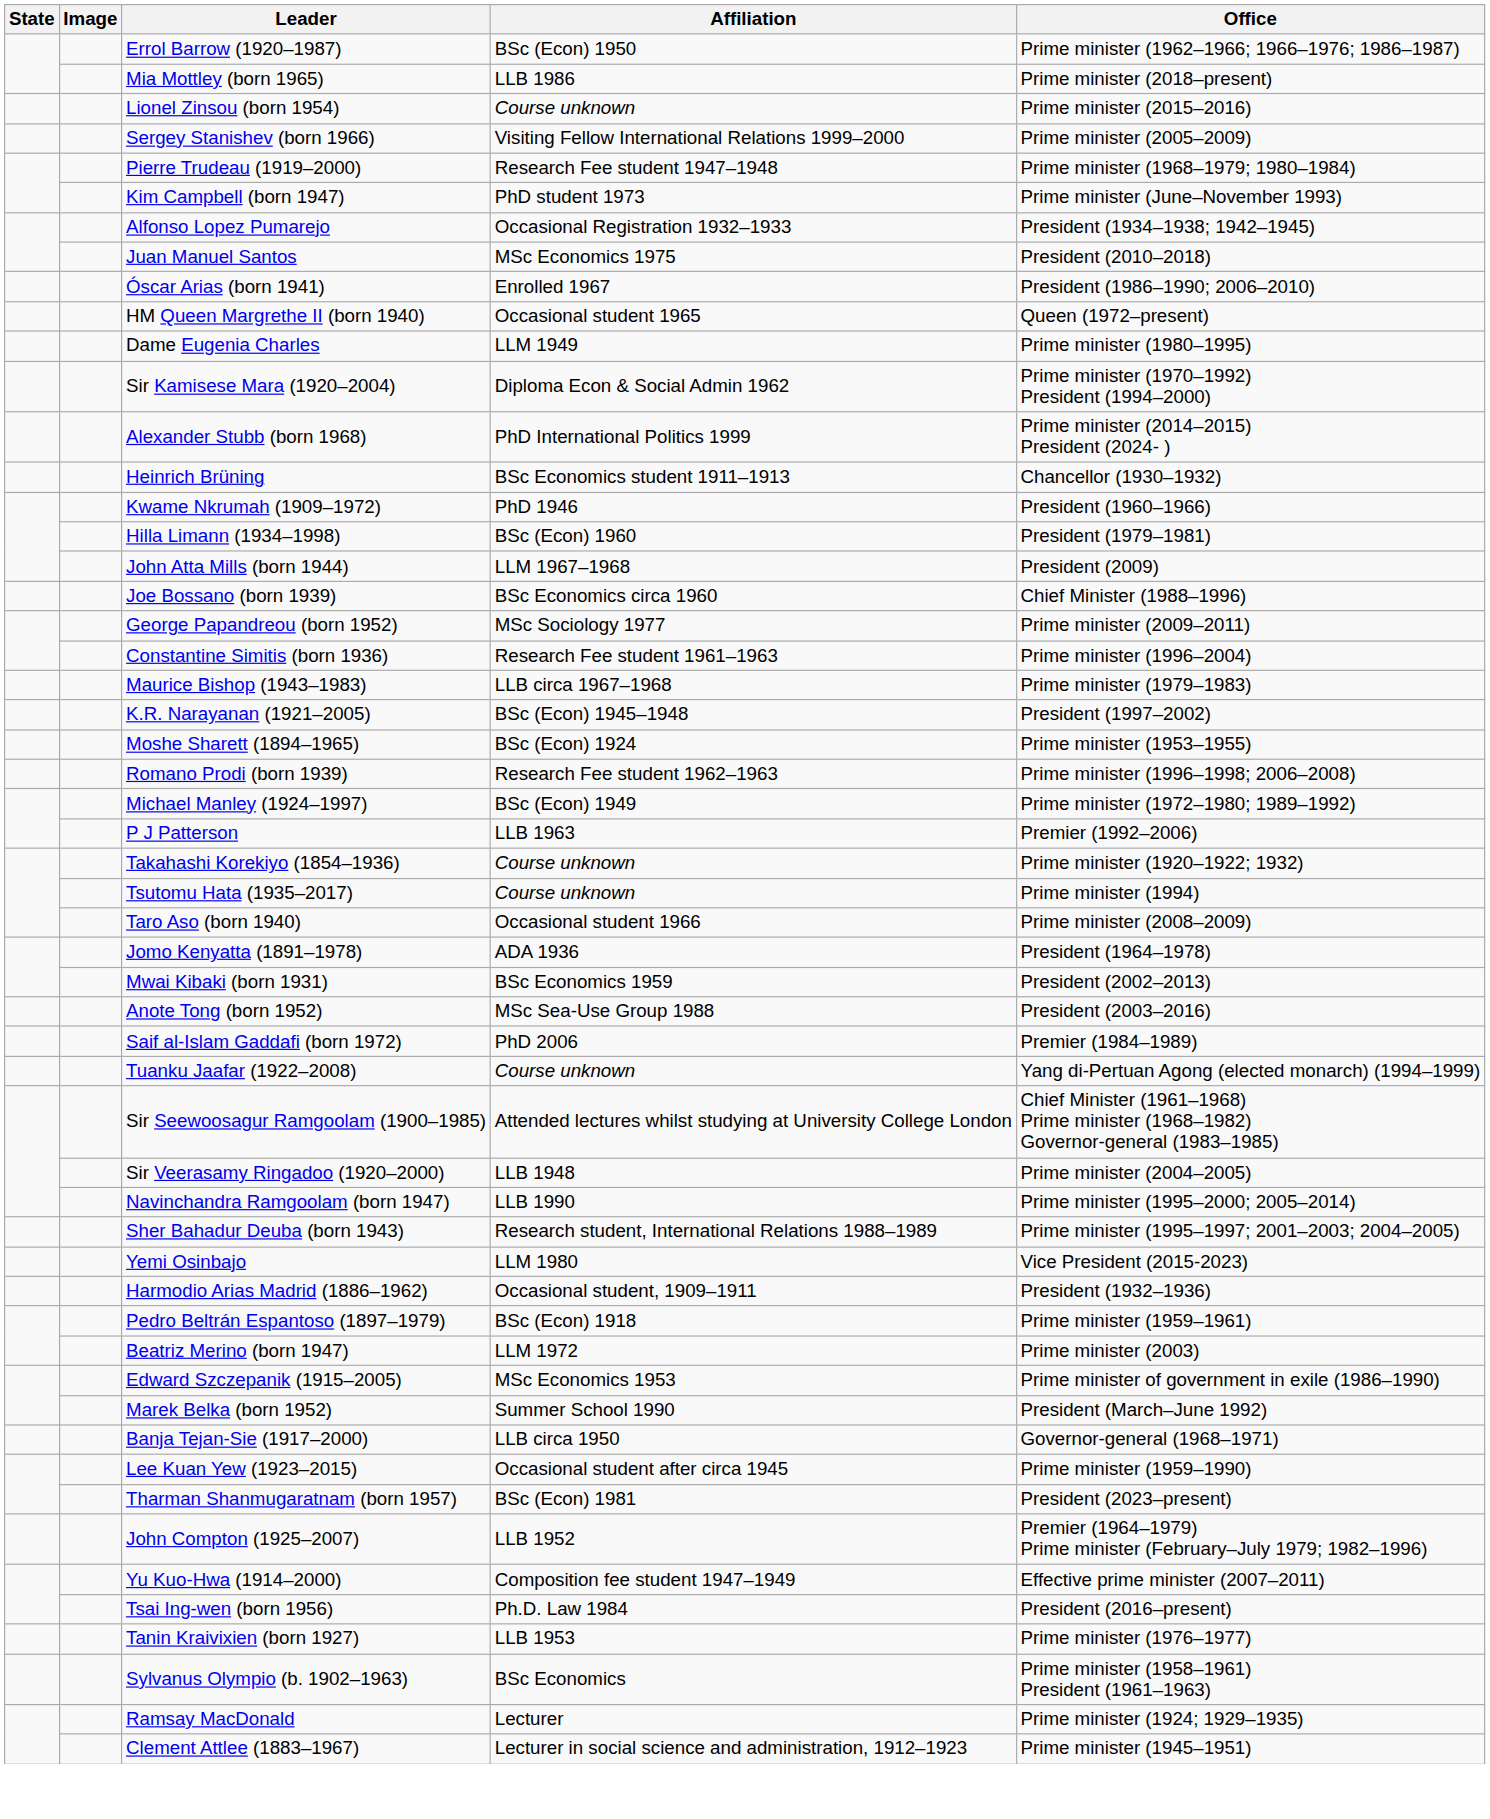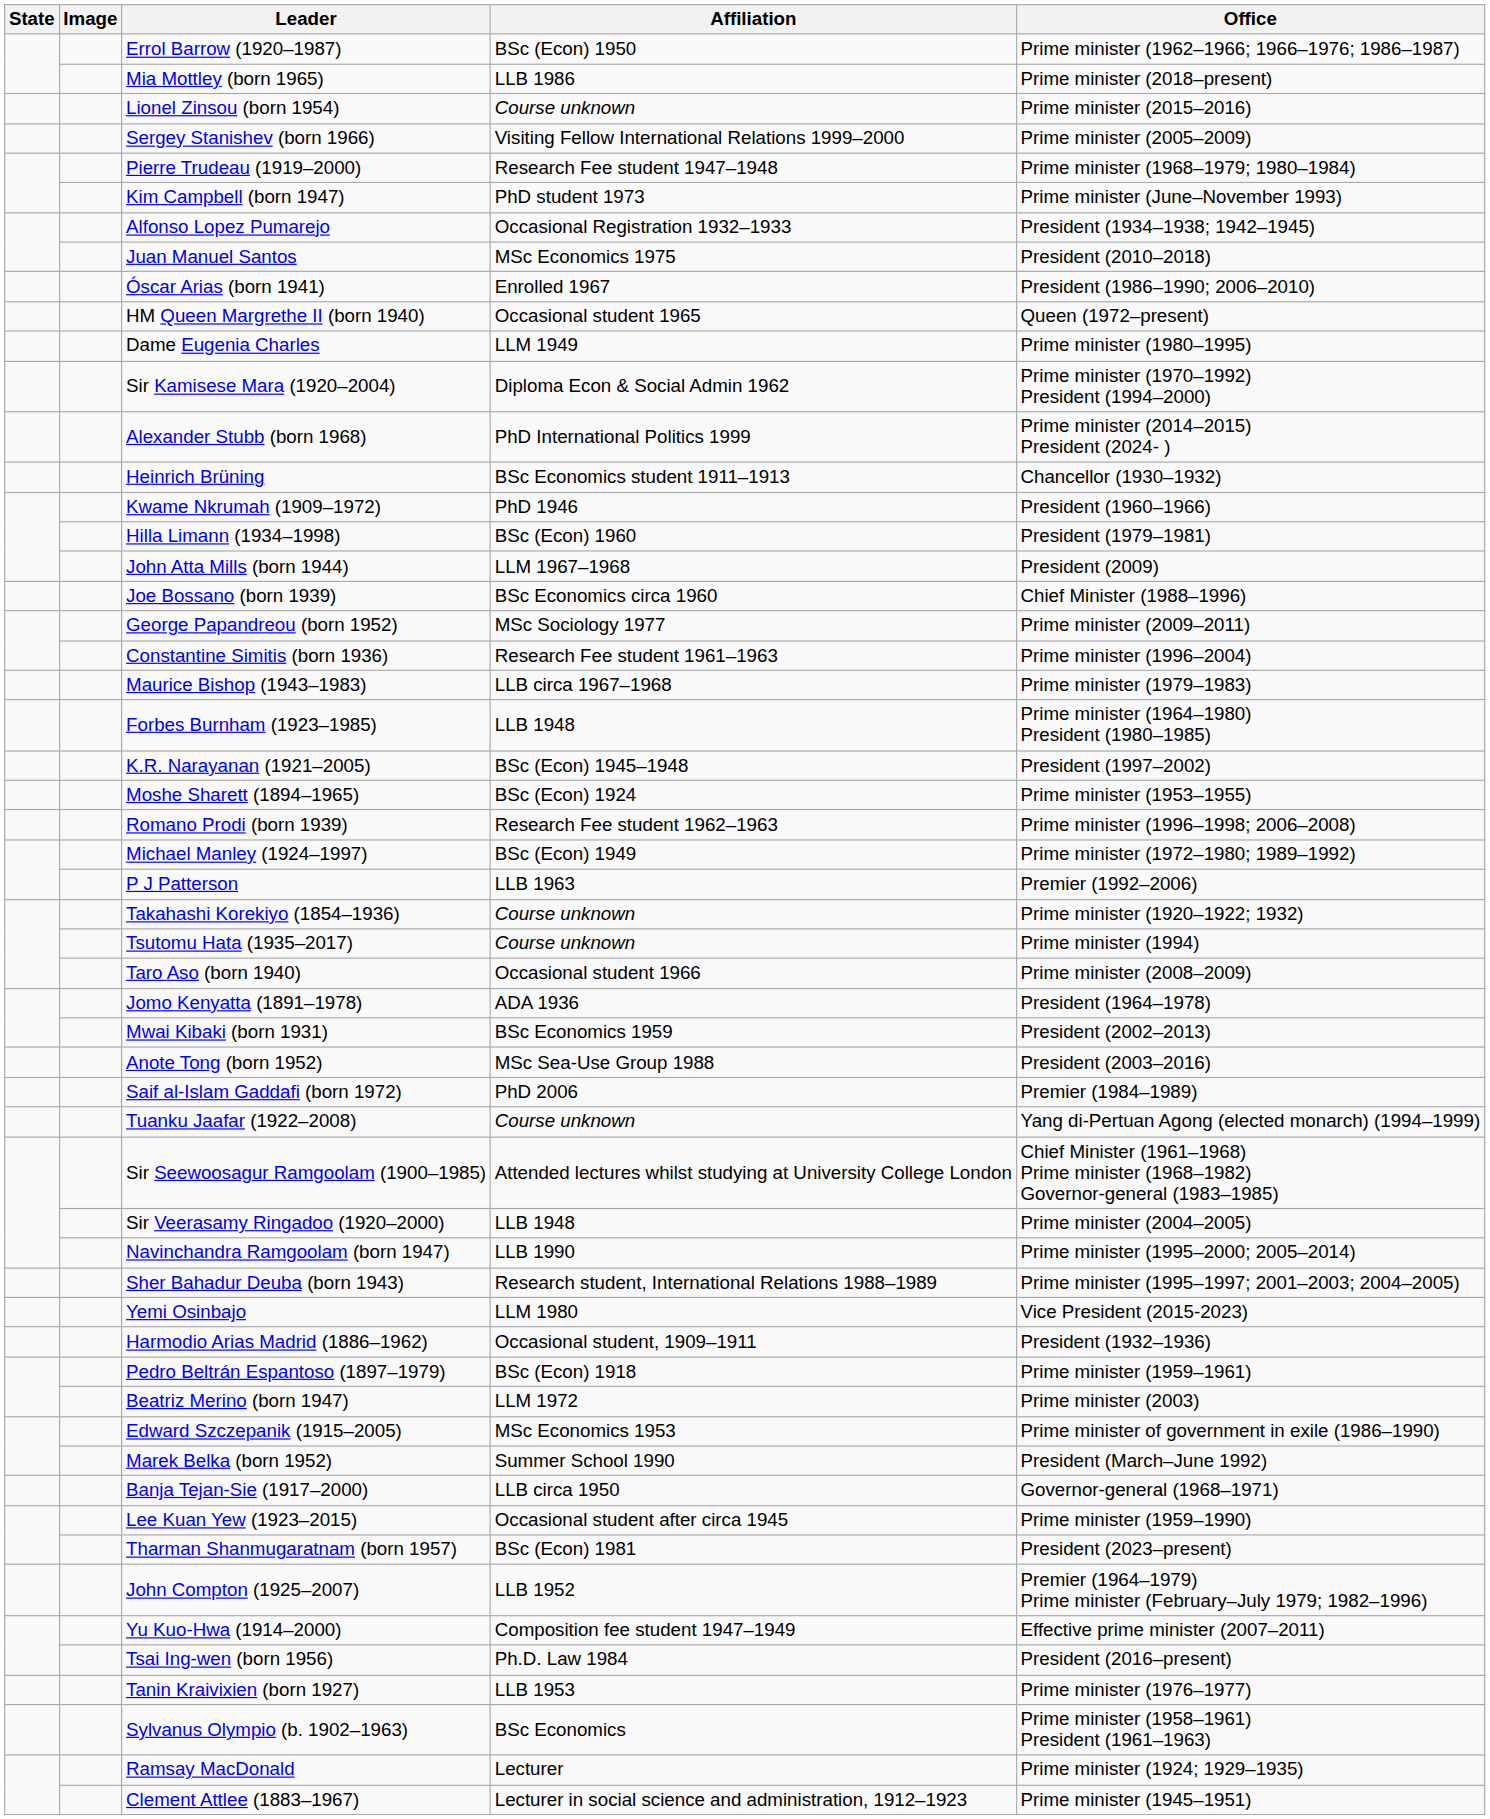+ row: (251, 725)
